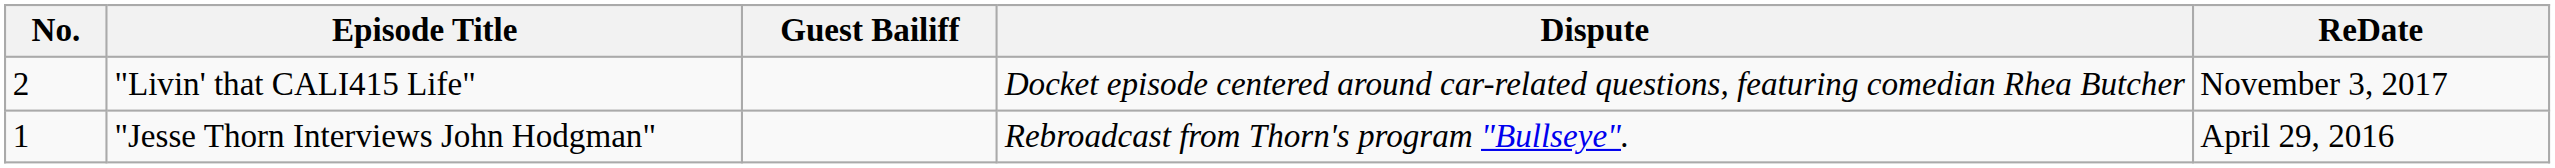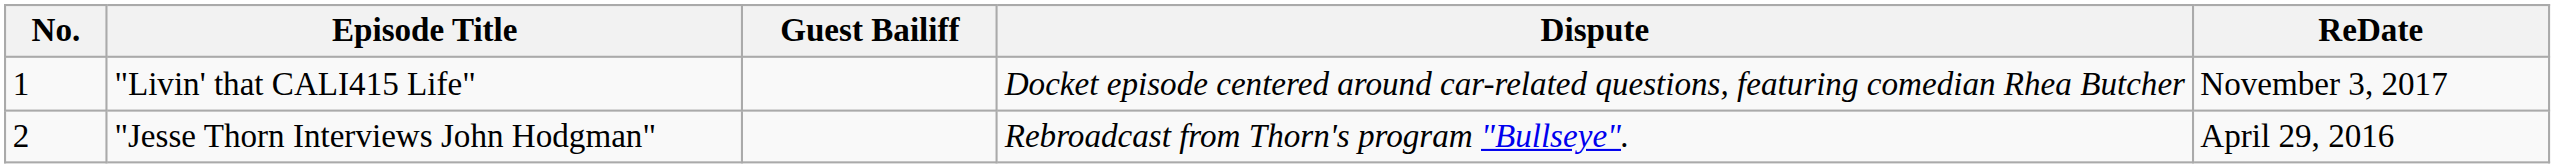(21, 83) 2 -> (21, 83) 1
(21, 135) 1 -> (21, 135) 2
